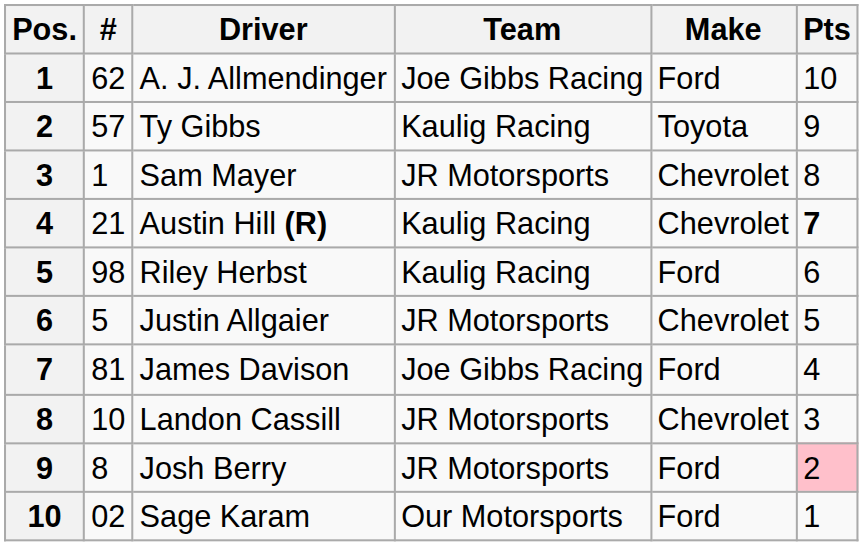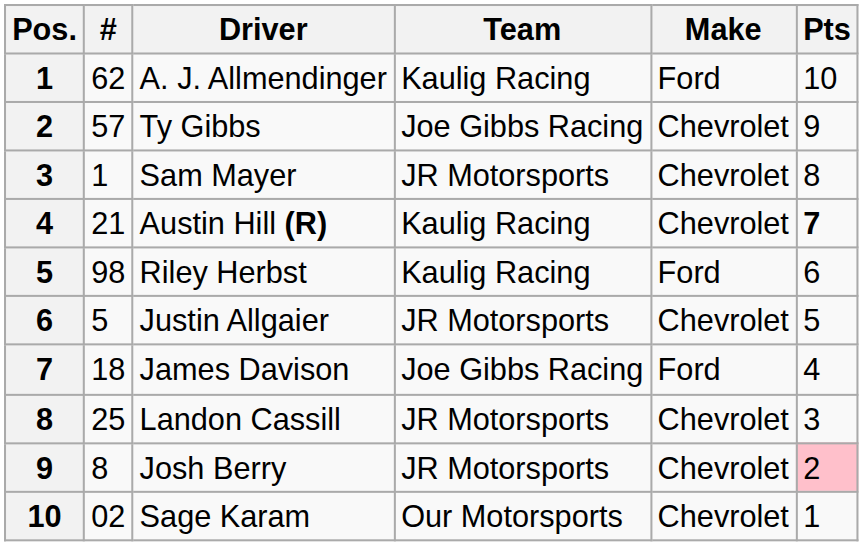(522, 78) Joe Gibbs Racing -> (496, 78) Kaulig Racing
(496, 127) Kaulig Racing -> (522, 127) Joe Gibbs Racing
(703, 127) Toyota -> (723, 127) Chevrolet
(108, 370) 81 -> (108, 370) 18
(108, 418) 10 -> (108, 418) 25
(689, 467) Ford -> (723, 467) Chevrolet
(689, 516) Ford -> (723, 516) Chevrolet
